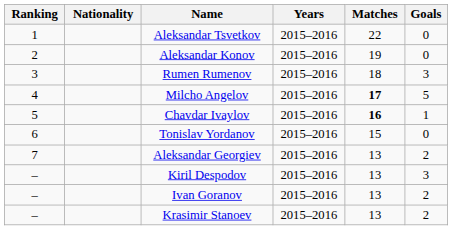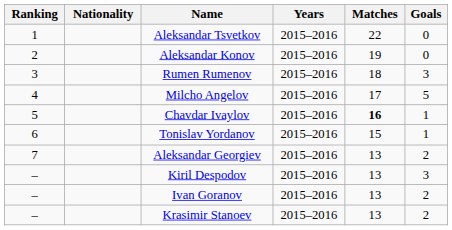(375, 94) bold -> (375, 94) normal
(426, 134) 0 -> (426, 134) 1
